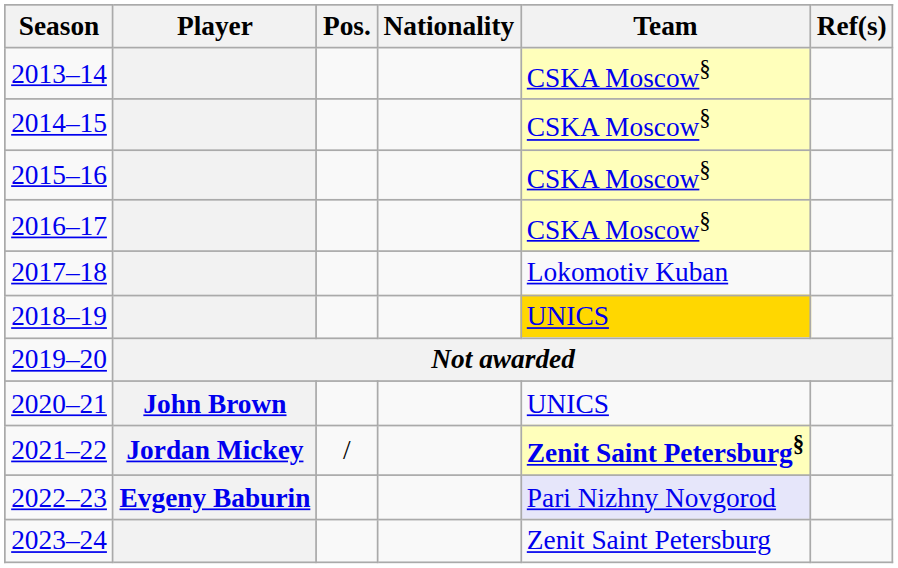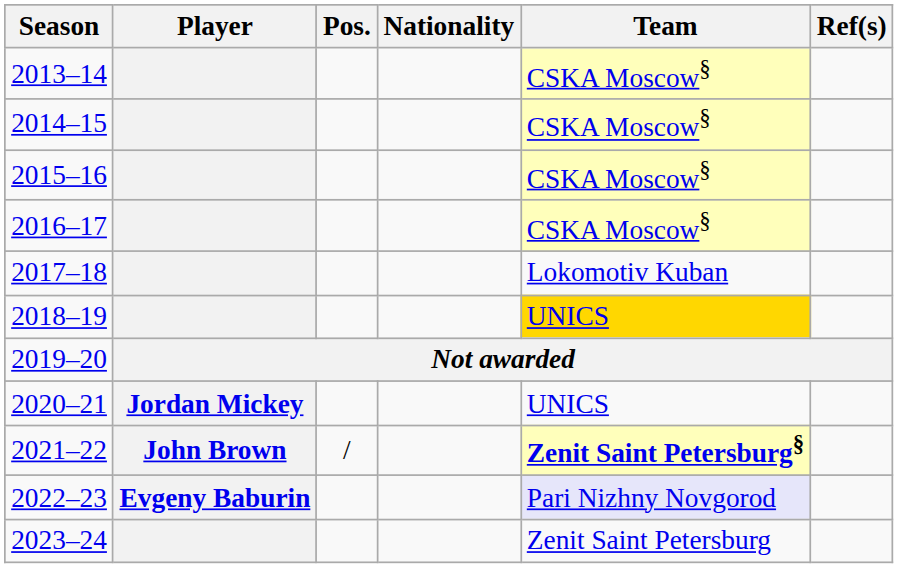(215, 402) John Brown -> (215, 402) Jordan Mickey
(215, 450) Jordan Mickey -> (215, 450) John Brown
